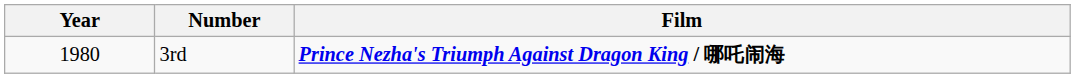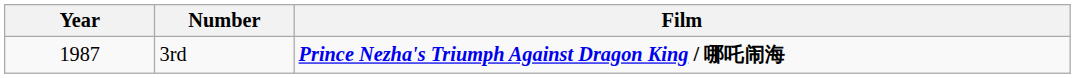(80, 54) 1980 -> (80, 54) 1987
